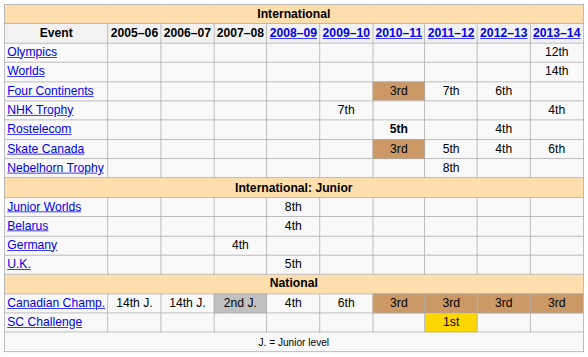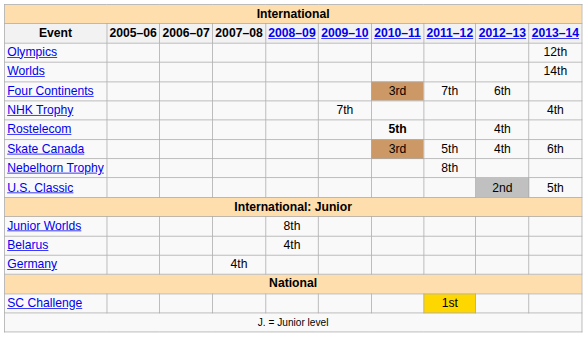+ row: (40, 187)
- row: (19, 264)
- row: (56, 303)
